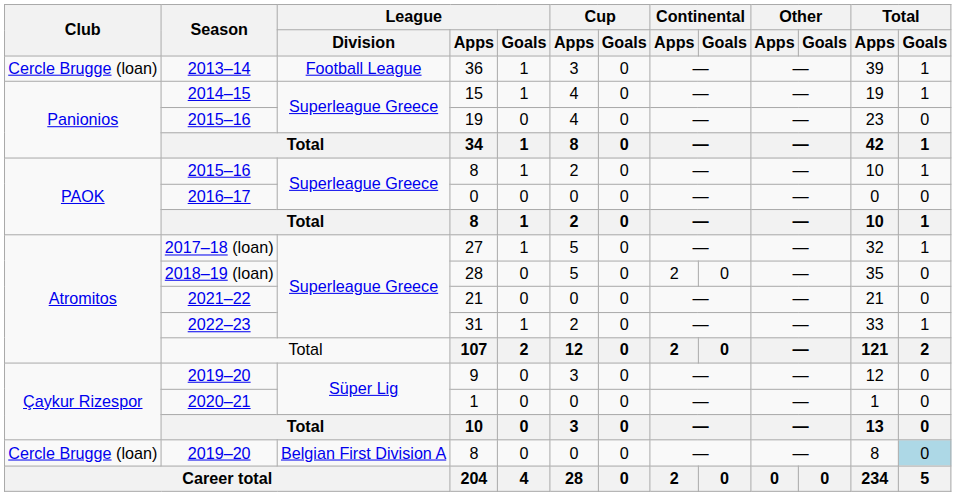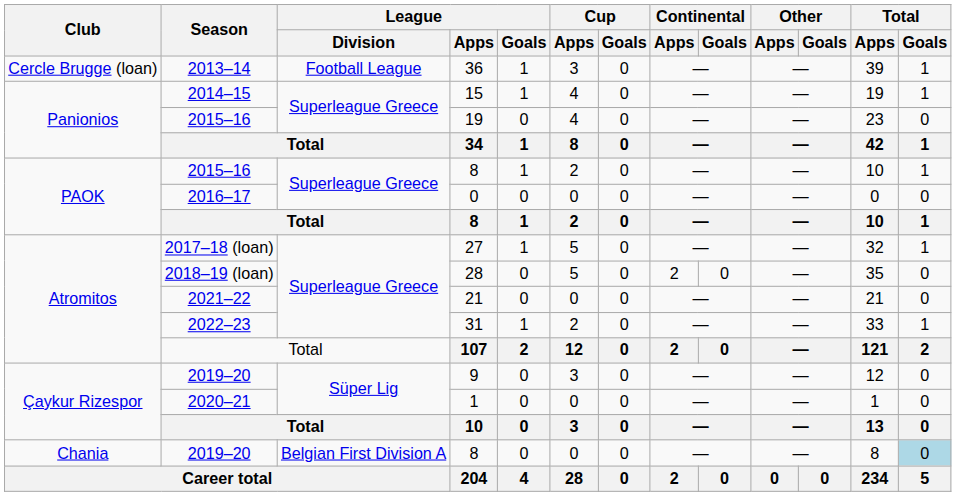(83, 453) Cercle Brugge (loan) -> (83, 453) Chania
